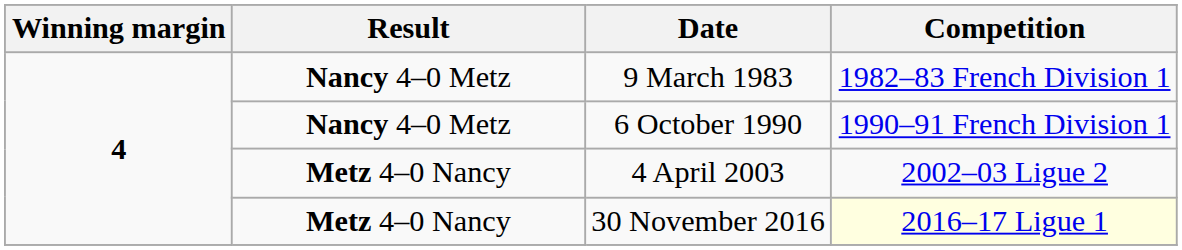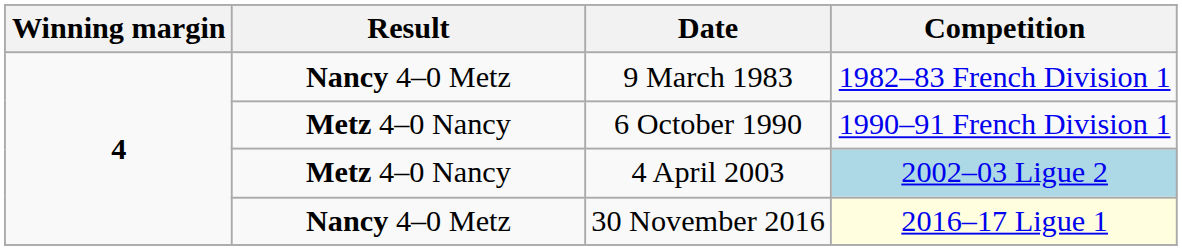(408, 124) Nancy 4–0 Metz -> (408, 124) Metz 4–0 Nancy
(1005, 172) no background -> (1005, 172) lightblue background
(408, 220) Metz 4–0 Nancy -> (408, 220) Nancy 4–0 Metz
